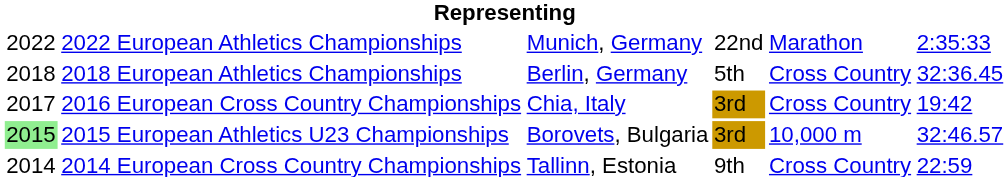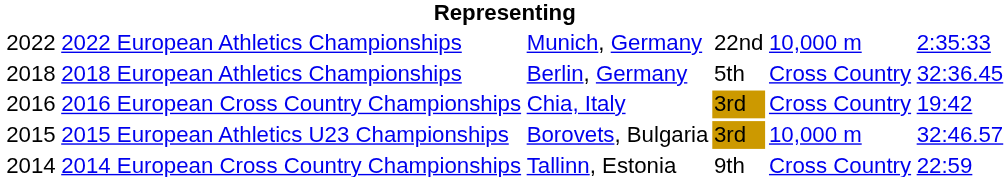(816, 43) Marathon -> (815, 43) 10,000 m
(31, 104) 2017 -> (31, 104) 2016
(31, 134) lightgreen background -> (31, 134) no background
